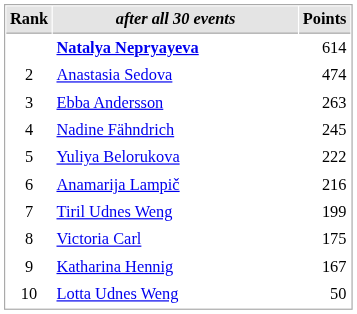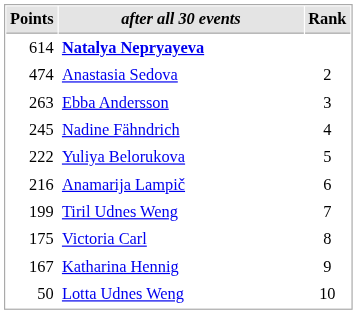columns swapped: (29, 19) <-> (325, 19)
